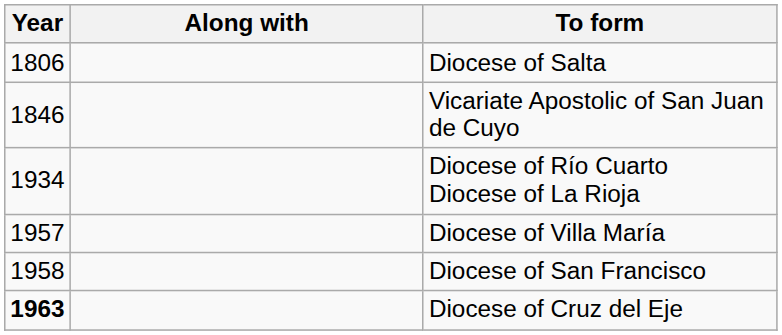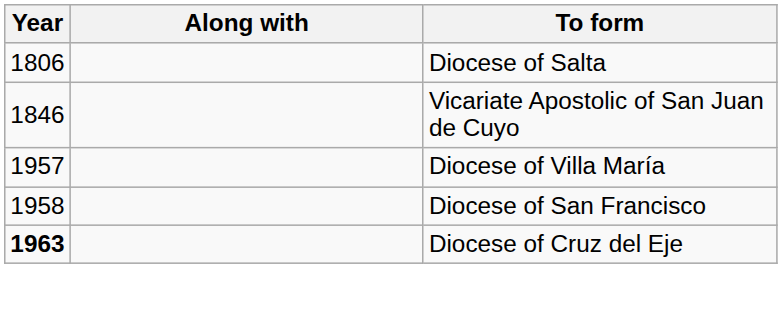- row: (549, 180)
